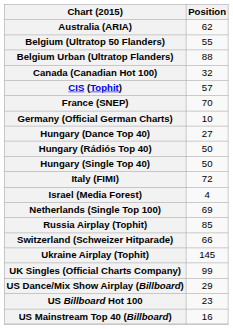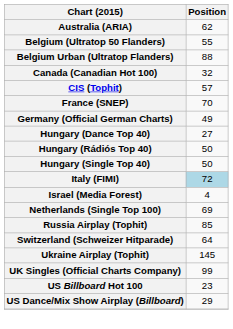(207, 118) 10 -> (207, 118) 49
(207, 179) no background -> (207, 179) lightblue background
(207, 240) 66 -> (207, 240) 64
rows swapped: (95, 301) <-> (95, 286)
- row: (95, 316)
